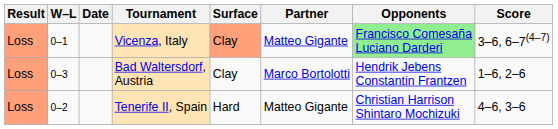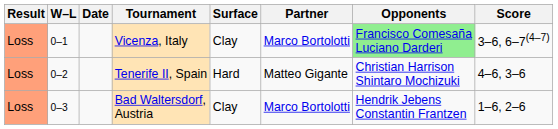(225, 40) lightsalmon background -> (225, 40) no background
(306, 40) Matteo Gigante -> (307, 40) Marco Bortolotti
rows swapped: (161, 107) <-> (160, 74)
